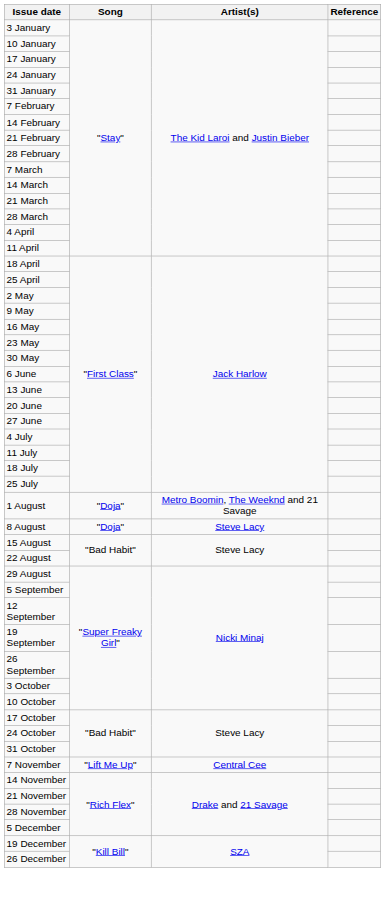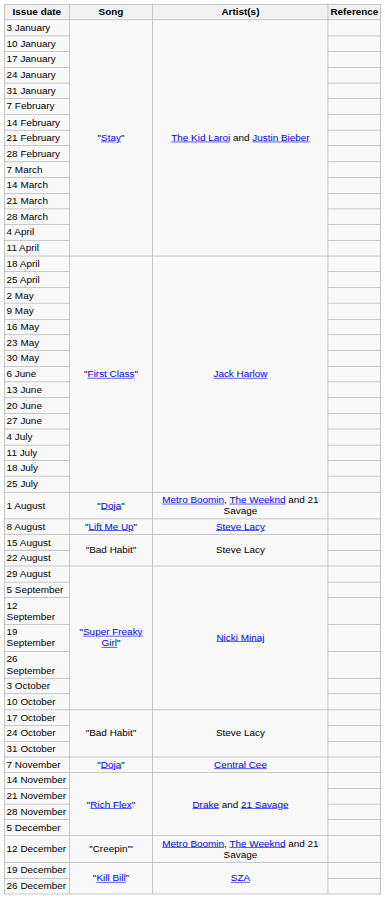(110, 526) "Doja" -> (111, 526) "Lift Me Up"
(110, 764) "Lift Me Up" -> (111, 764) "Doja"
+ row: (36, 849)
